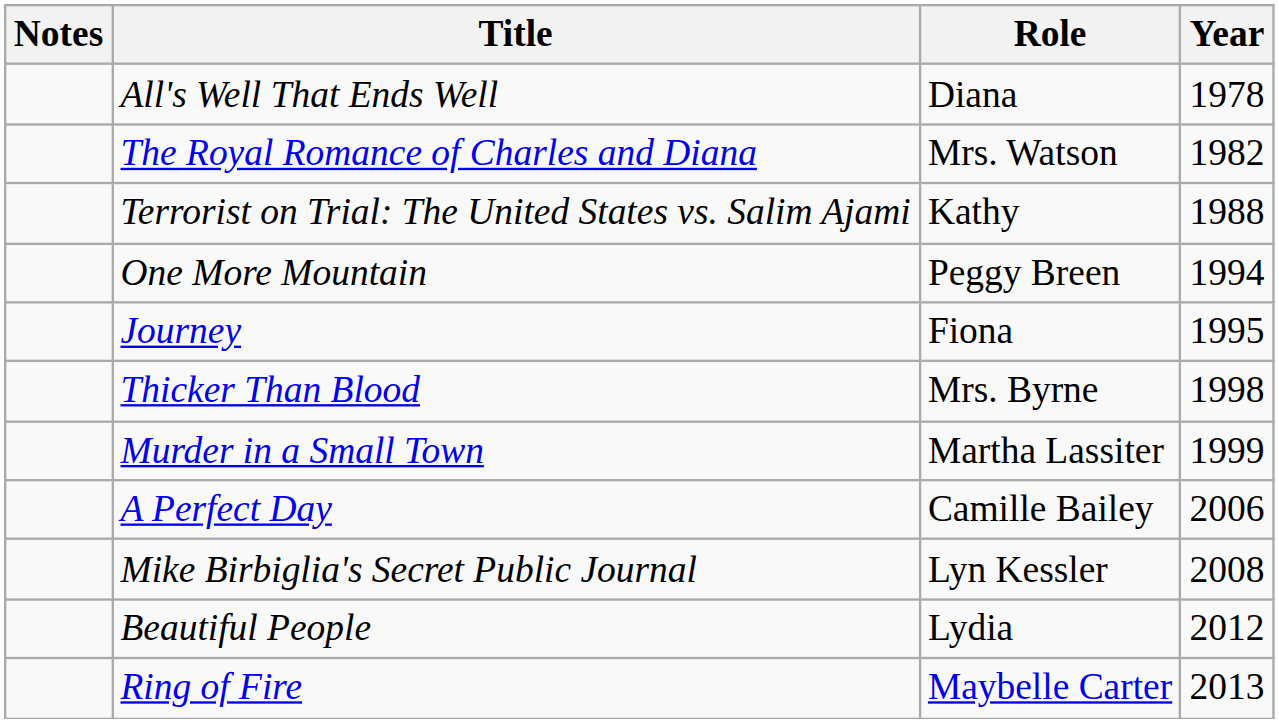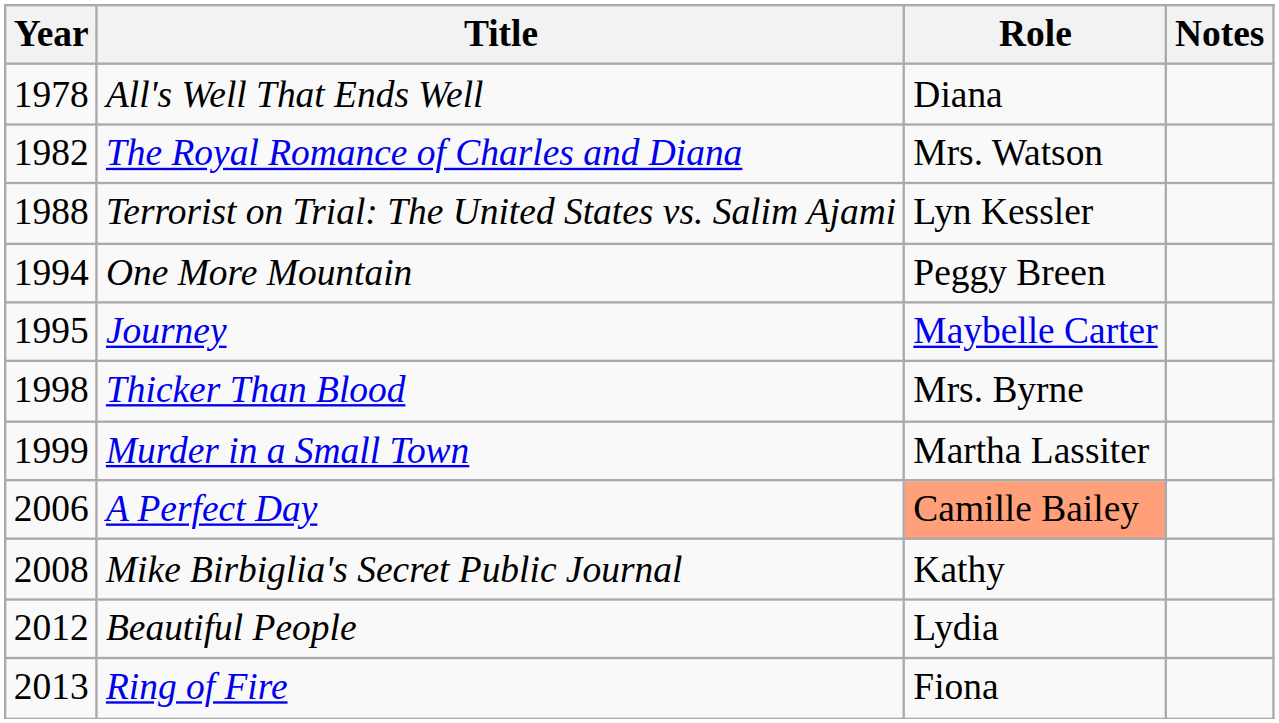columns swapped: (1227, 34) <-> (59, 34)
(974, 212) Kathy -> (1003, 212) Lyn Kessler
(971, 331) Fiona -> (1036, 331) Maybelle Carter
(1041, 509) no background -> (1026, 509) lightsalmon background
(1018, 568) Lyn Kessler -> (959, 568) Kathy
(1050, 687) Maybelle Carter -> (956, 687) Fiona
